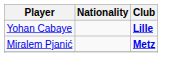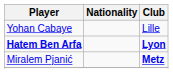(143, 28) bold -> (151, 28) normal
+ row: (44, 44)
